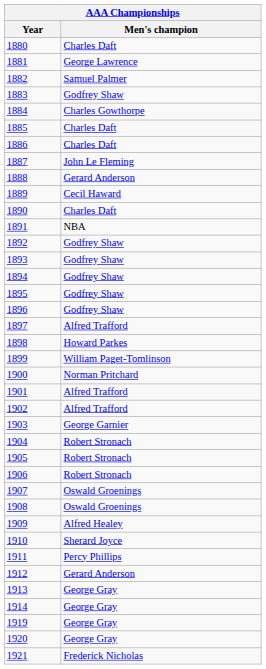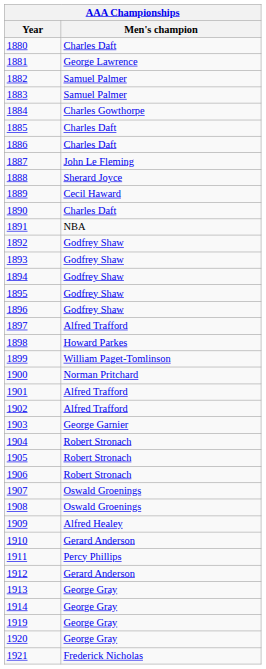(94, 95) Godfrey Shaw -> (95, 95) Samuel Palmer
(99, 177) Gerard Anderson -> (93, 177) Sherard Joyce
(93, 540) Sherard Joyce -> (99, 540) Gerard Anderson
